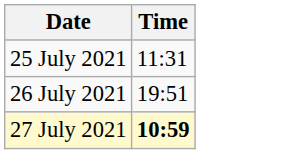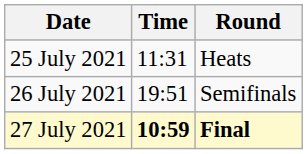+ column: (248, 22)
